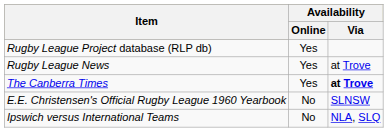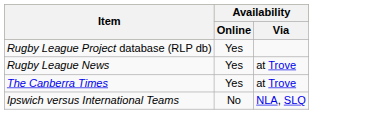(352, 83) bold -> (276, 83) normal
- row: (147, 100)
